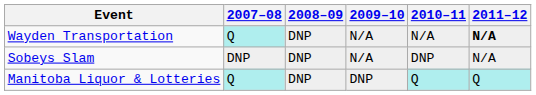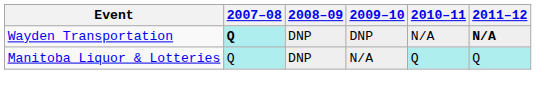(231, 37) normal -> (231, 37) bold
(361, 37) N/A -> (361, 37) DNP
- row: (51, 58)
(361, 79) DNP -> (361, 58) N/A
